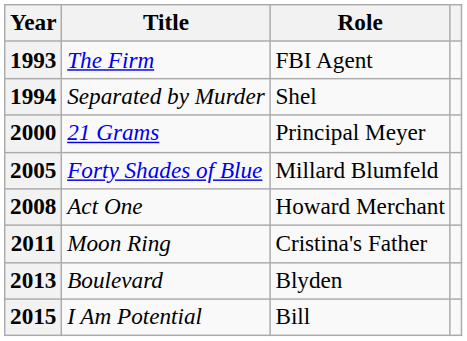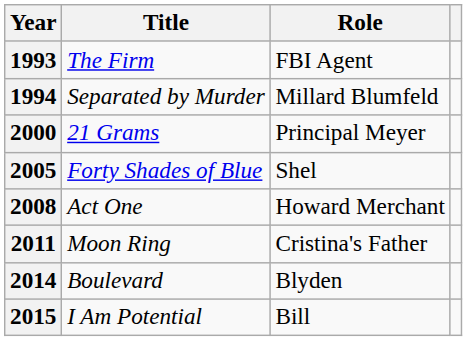(296, 96) Shel -> (357, 96) Millard Blumfeld
(357, 170) Millard Blumfeld -> (296, 170) Shel
(33, 280) 2013 -> (33, 280) 2014
